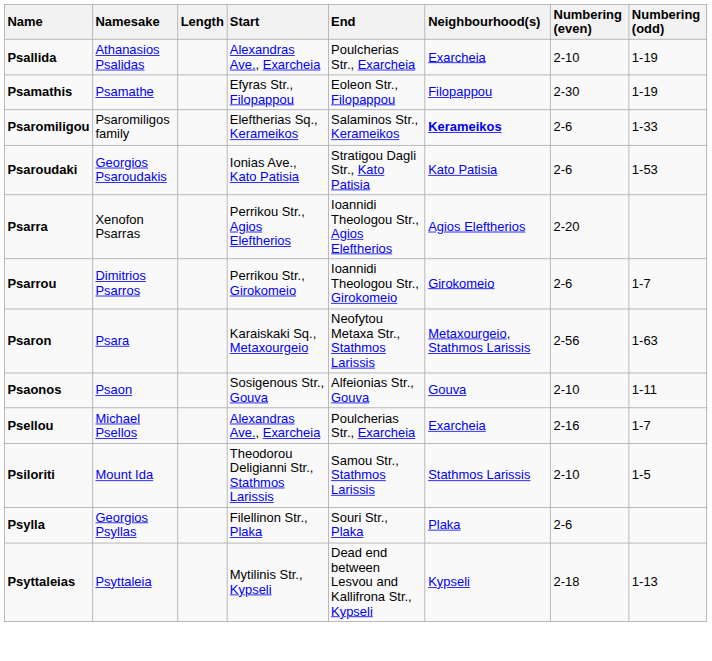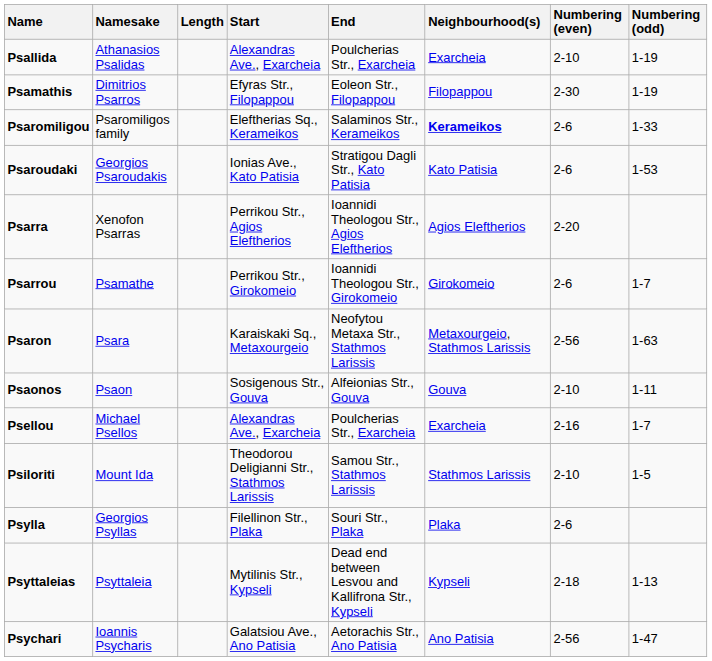(125, 92) Psamathe -> (121, 92) Dimitrios Psarros
(121, 283) Dimitrios Psarros -> (125, 283) Psamathe
+ row: (34, 639)
